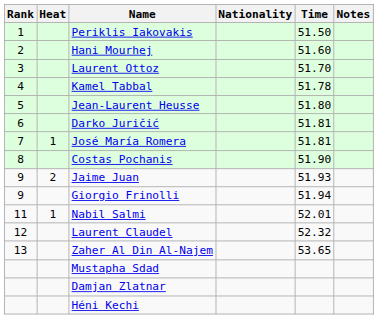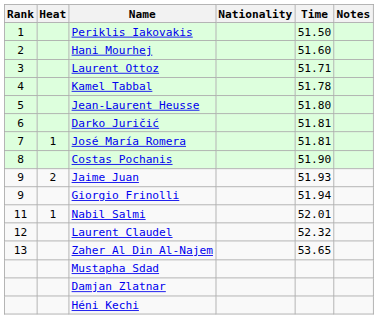(314, 68) 51.70 -> (314, 68) 51.71
